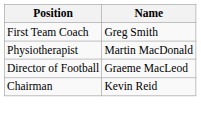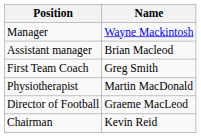+ row: (27, 31)
+ row: (49, 50)
